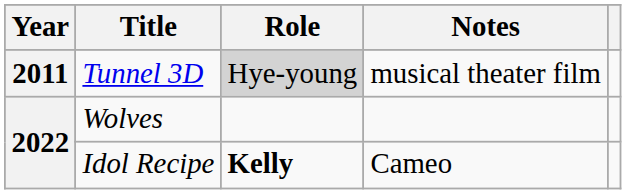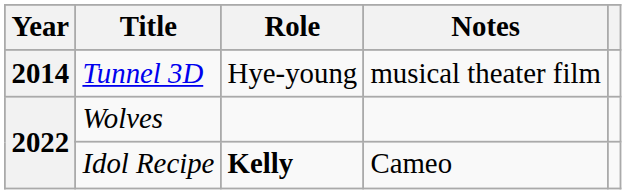(40, 73) 2011 -> (40, 73) 2014
(292, 73) lightgrey background -> (292, 73) no background
